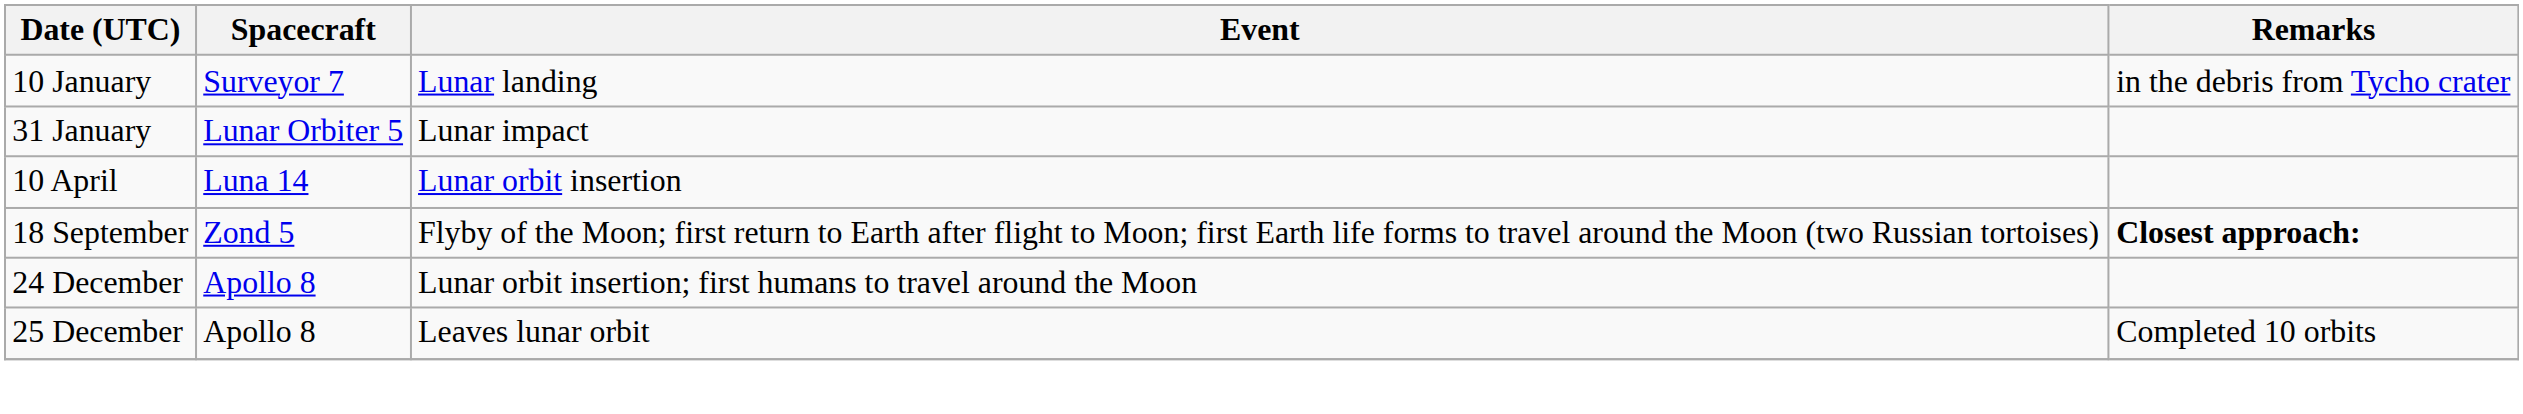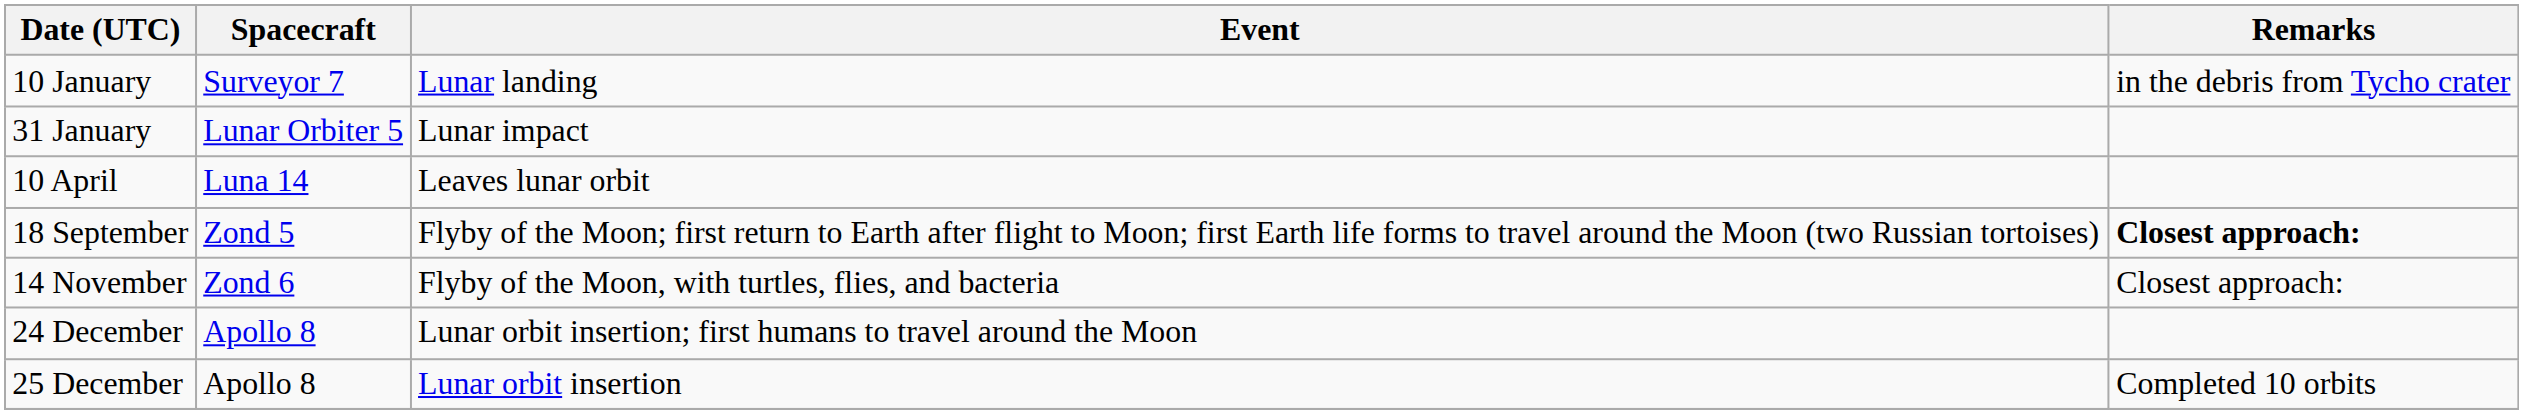(550, 181) Lunar orbit insertion -> (534, 181) Leaves lunar orbit
+ row: (99, 282)
(534, 332) Leaves lunar orbit -> (550, 383) Lunar orbit insertion
